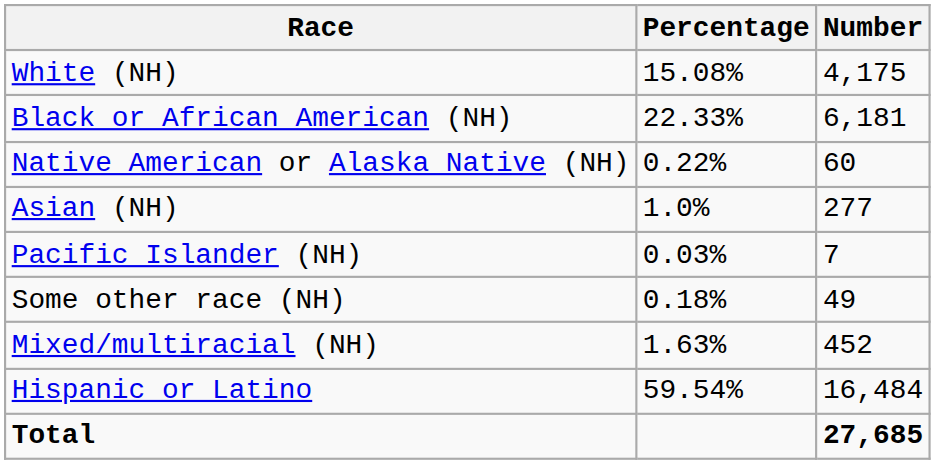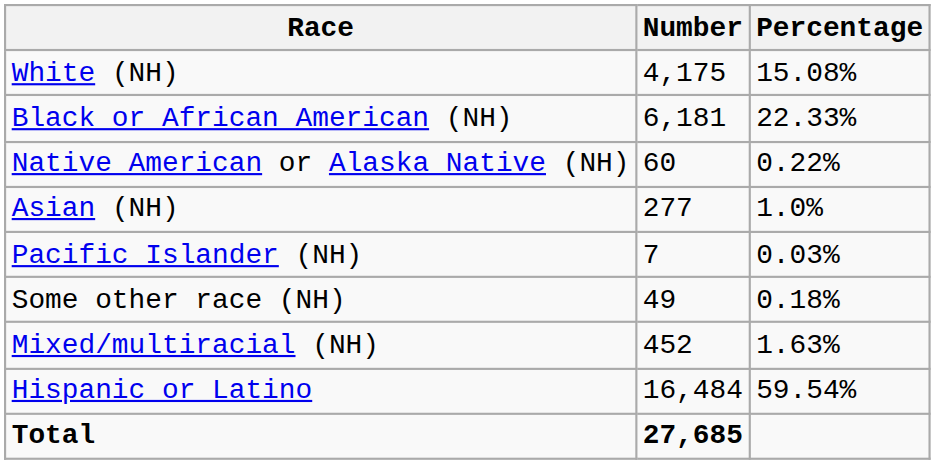columns swapped: (873, 28) <-> (726, 28)
